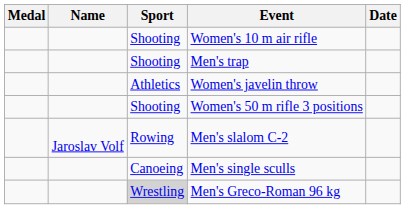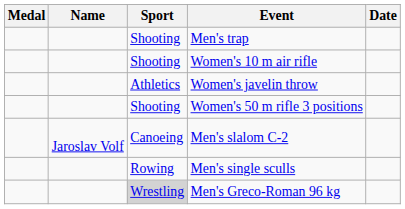rows swapped: (254, 38) <-> (220, 61)
(152, 138) Rowing -> (157, 138) Canoeing
(157, 169) Canoeing -> (152, 169) Rowing
